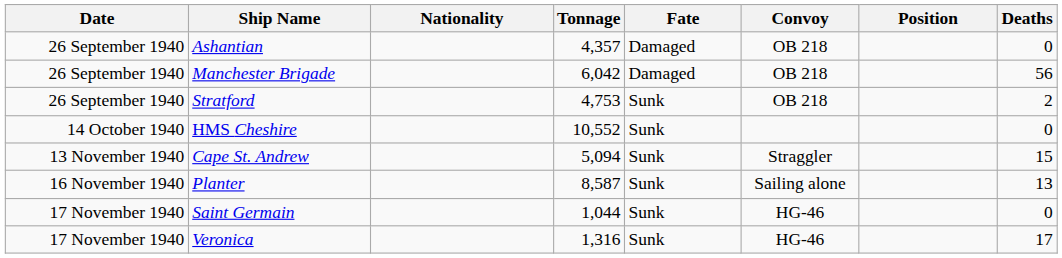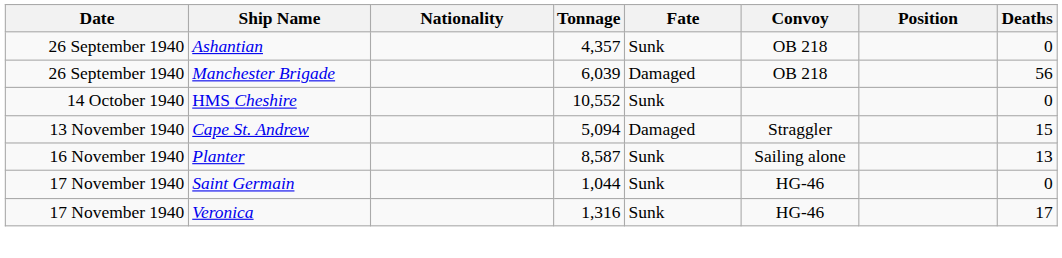(662, 45) Damaged -> (646, 45) Sunk
(601, 73) 6,042 -> (601, 73) 6,039
- row: (223, 101)
(646, 156) Sunk -> (662, 128) Damaged
